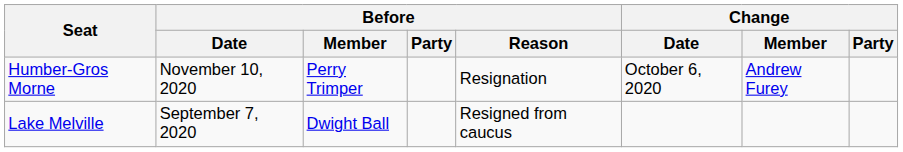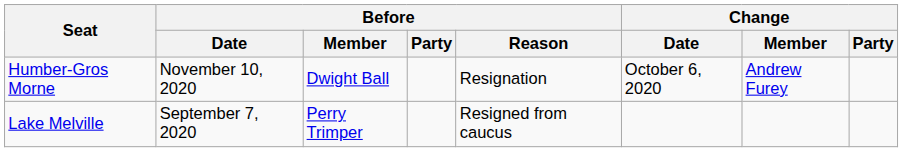(335, 79) Perry Trimper -> (348, 79) Dwight Ball
(348, 123) Dwight Ball -> (335, 123) Perry Trimper
